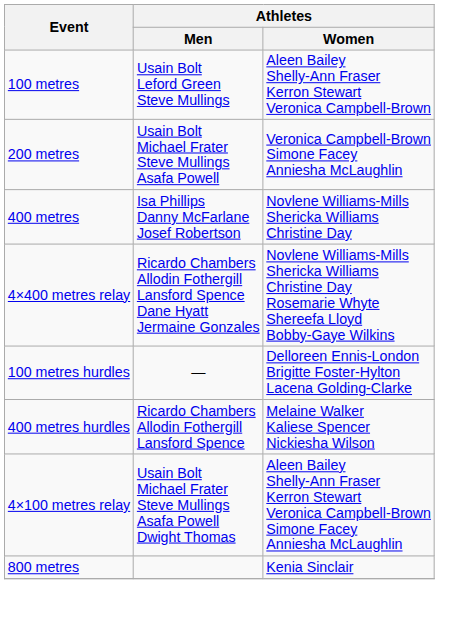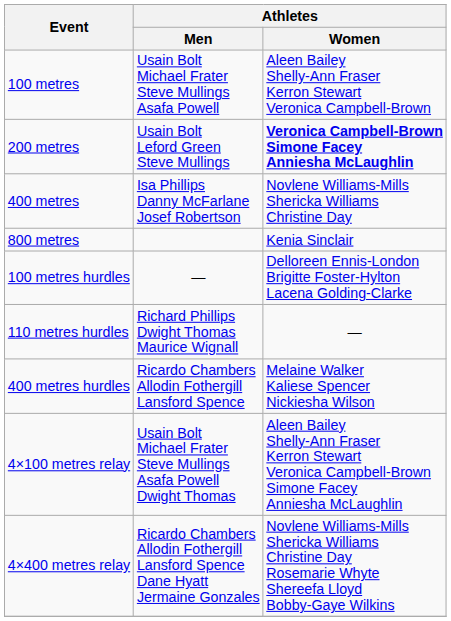(183, 85) Usain Bolt Leford Green Steve Mullings -> (183, 85) Usain Bolt Michael Frater Steve Mullings Asafa Powell
(183, 155) Usain Bolt Michael Frater Steve Mullings Asafa Powell -> (183, 147) Usain Bolt Leford Green Steve Mullings
(349, 155) normal -> (355, 147) bold
rows swapped: (43, 567) <-> (69, 295)
+ row: (68, 332)
